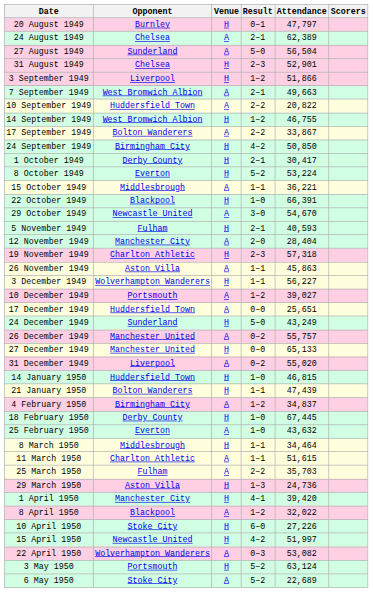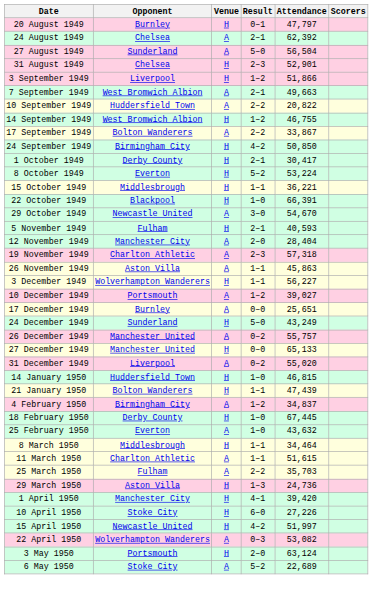(302, 38) 62,389 -> (302, 38) 62,392
(226, 187) A -> (226, 187) H
(226, 255) H -> (226, 255) A
(153, 309) Huddersfield Town -> (153, 309) Burnley
- row: (49, 513)
(258, 567) 5–2 -> (258, 554) 2–0
